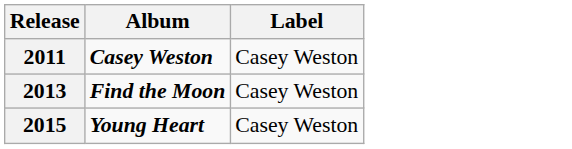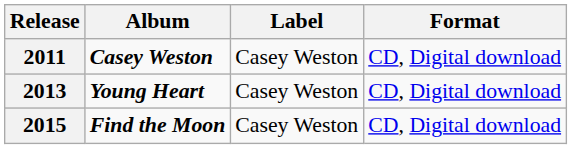+ column: (465, 21)
(158, 90) Find the Moon -> (147, 90) Young Heart
(147, 125) Young Heart -> (158, 125) Find the Moon
